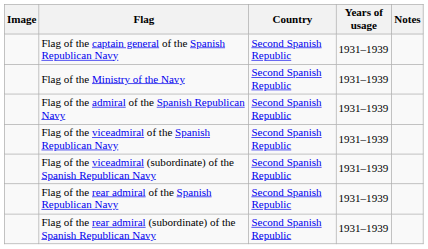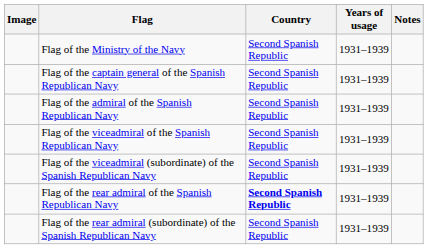rows swapped: (113, 79) <-> (133, 49)
(287, 199) normal -> (285, 199) bold
